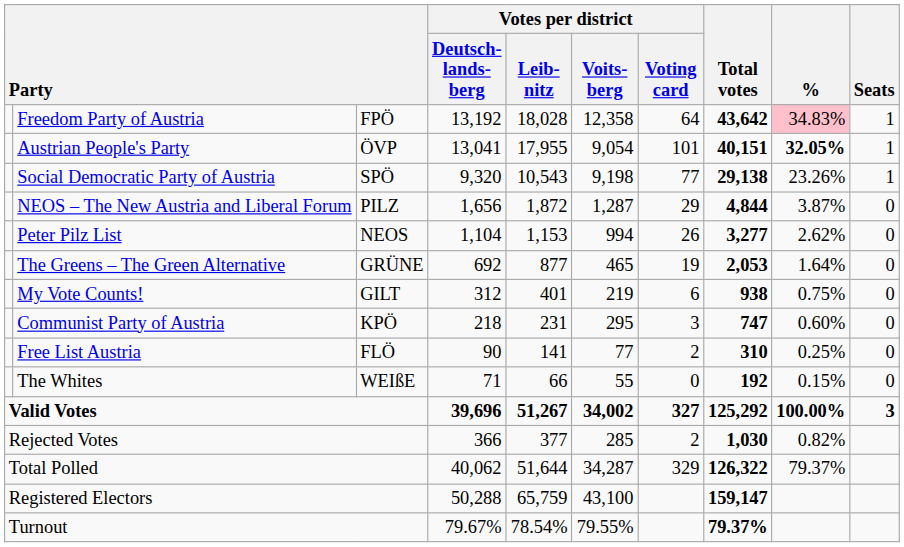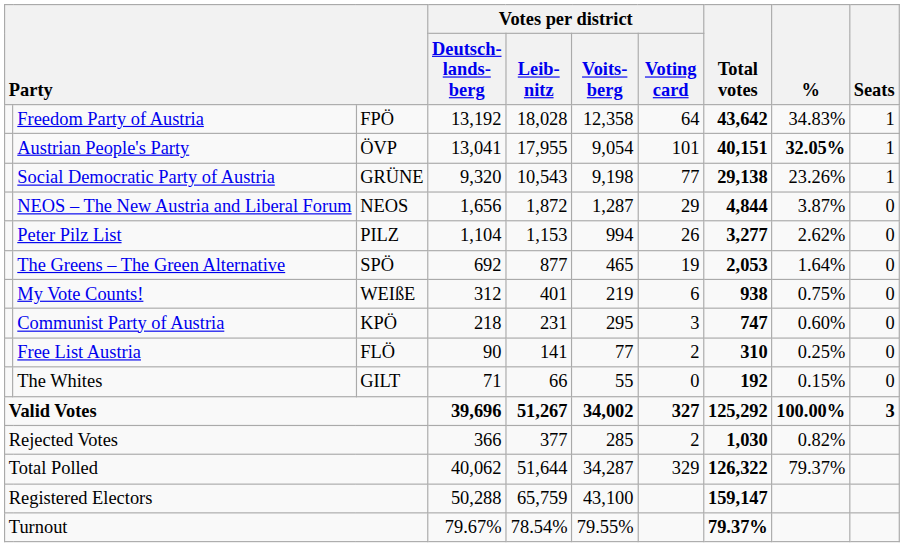(817, 118) pink background -> (817, 118) no background
(377, 177) SPÖ -> (392, 177) GRÜNE
(380, 206) PILZ -> (384, 206) NEOS
(384, 235) NEOS -> (380, 235) PILZ
(392, 264) GRÜNE -> (377, 264) SPÖ
(380, 293) GILT -> (388, 293) WEIßE
(388, 381) WEIßE -> (380, 381) GILT
